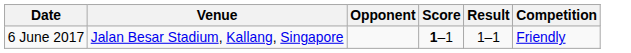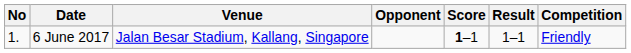+ column: (17, 15)
